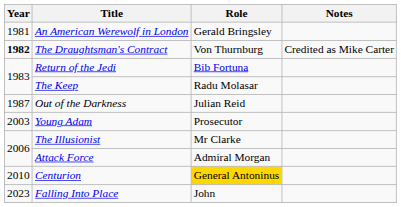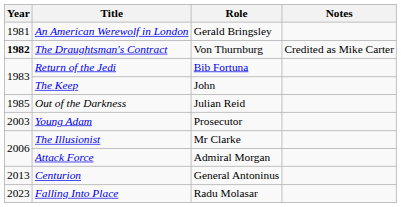(226, 85) Radu Molasar -> (204, 85) John
(18, 103) 1987 -> (18, 103) 1985
(18, 175) 2010 -> (18, 175) 2013
(236, 175) gold background -> (236, 175) no background
(204, 193) John -> (226, 193) Radu Molasar
